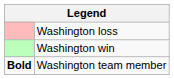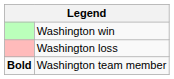rows swapped: (76, 49) <-> (77, 31)
